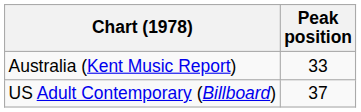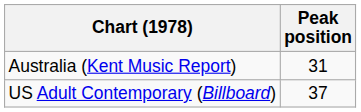(318, 65) 33 -> (318, 65) 31
